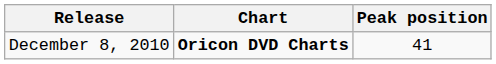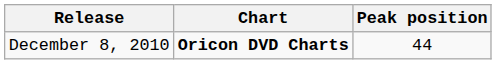(422, 46) 41 -> (422, 46) 44
